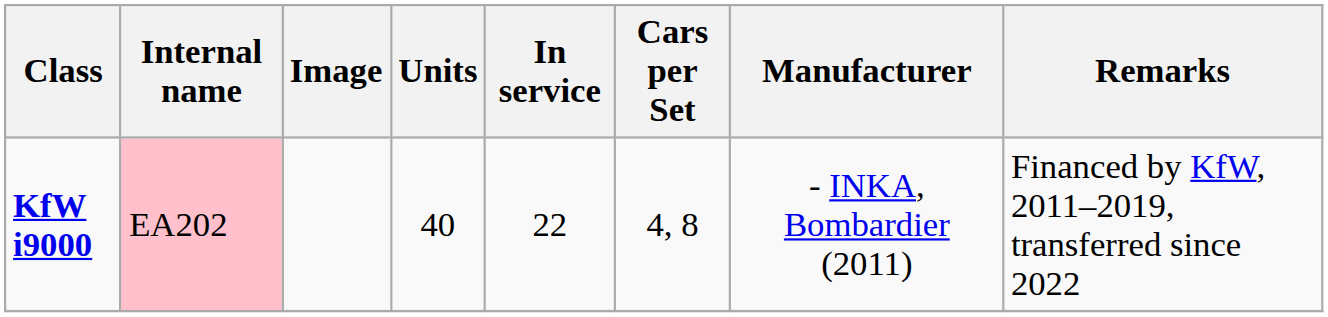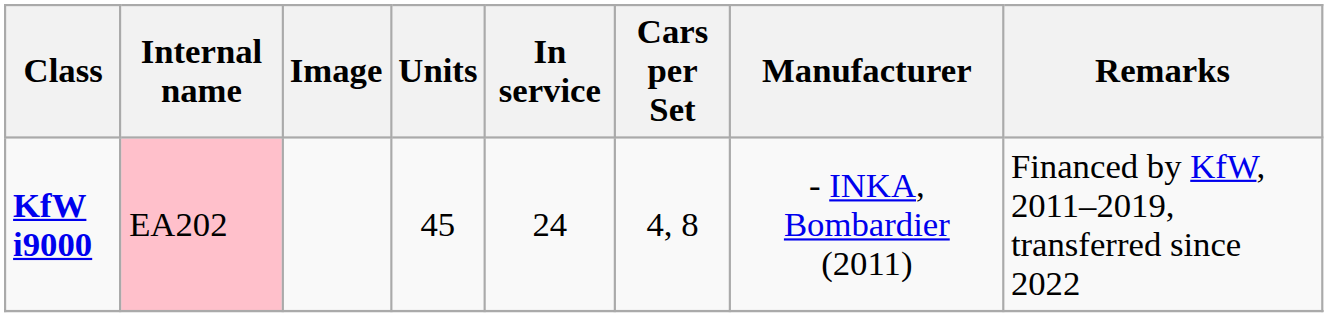(438, 223) 40 -> (438, 223) 45
(550, 223) 22 -> (550, 223) 24
